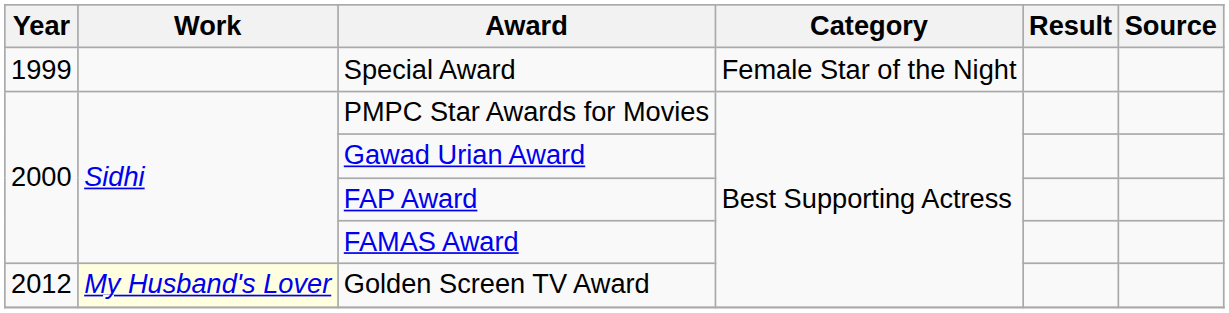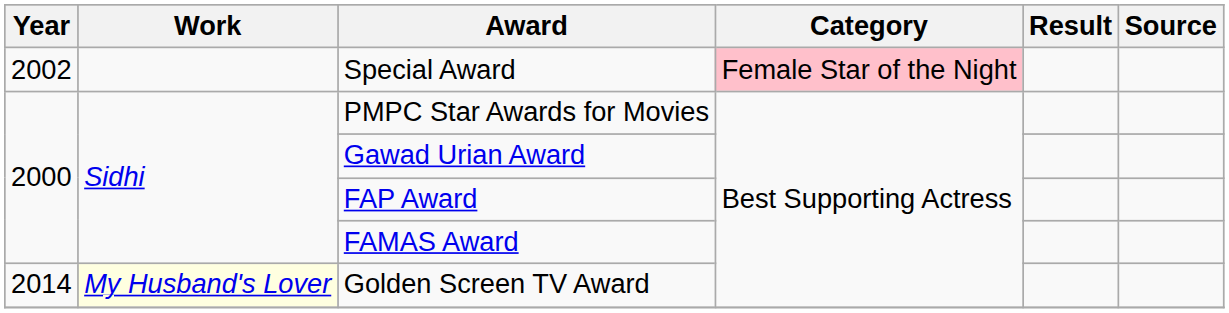(41, 69) 1999 -> (41, 69) 2002
(869, 69) no background -> (869, 69) pink background
(41, 284) 2012 -> (41, 284) 2014
